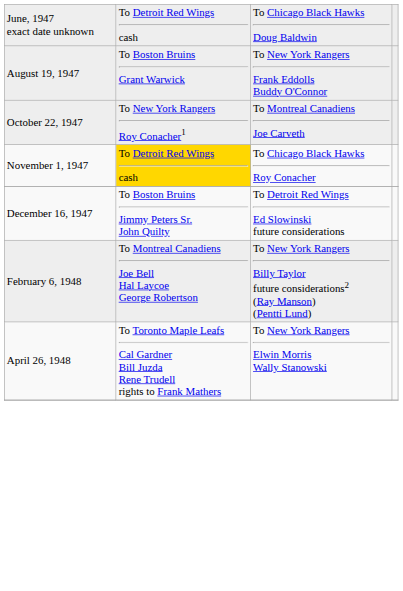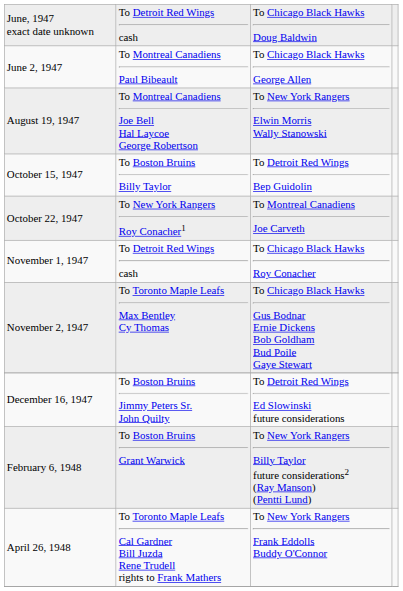+ row: (34, 67)
(183, 67) To Boston Bruins Grant Warwick -> (183, 121) To Montreal Canadiens Joe Bell Hal Laycoe George Robertson
(321, 73) To New York Rangers Frank Eddolls Buddy O'Connor -> (321, 114) To New York Rangers Elwin Morris Wally Stanowski
+ row: (45, 175)
(183, 165) gold background -> (183, 261) no background
+ row: (47, 327)
(183, 273) To Montreal Canadiens Joe Bell Hal Laycoe George Robertson -> (183, 447) To Boston Bruins Grant Warwick
(321, 348) To New York Rangers Elwin Morris Wally Stanowski -> (321, 535) To New York Rangers Frank Eddolls Buddy O'Connor
